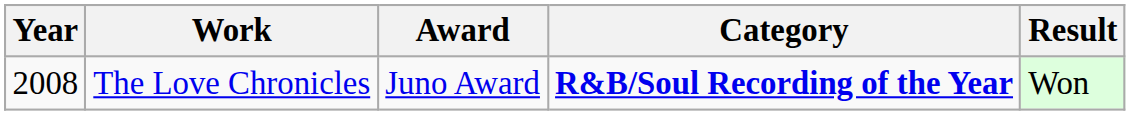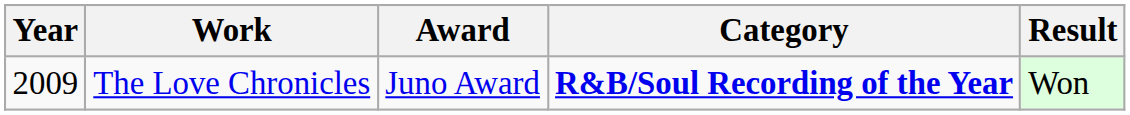(45, 82) 2008 -> (45, 82) 2009
